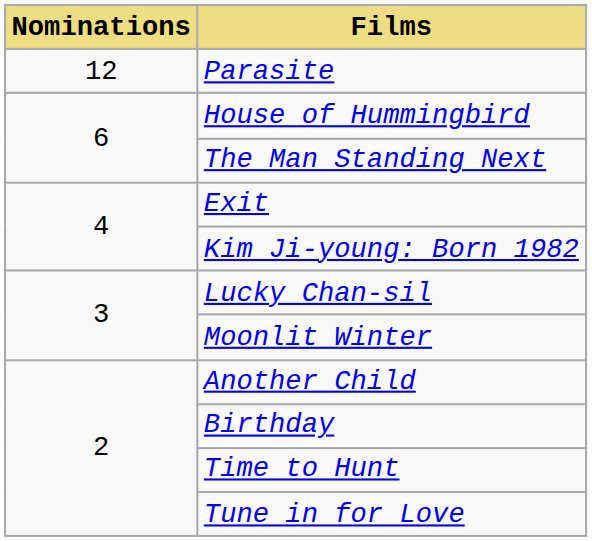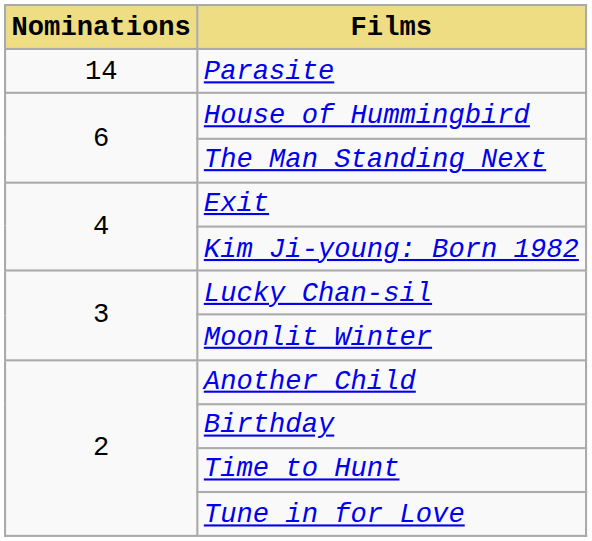(101, 71) 12 -> (101, 71) 14
